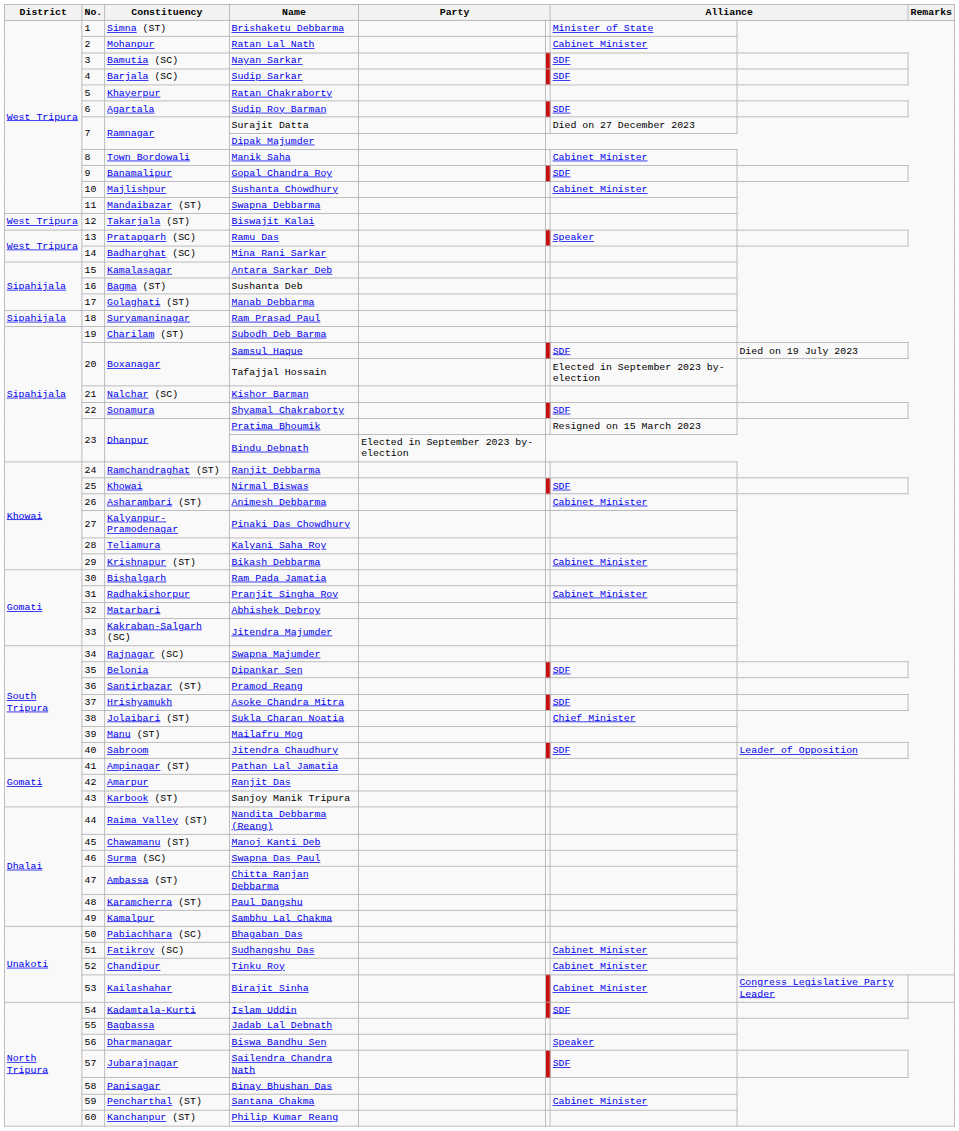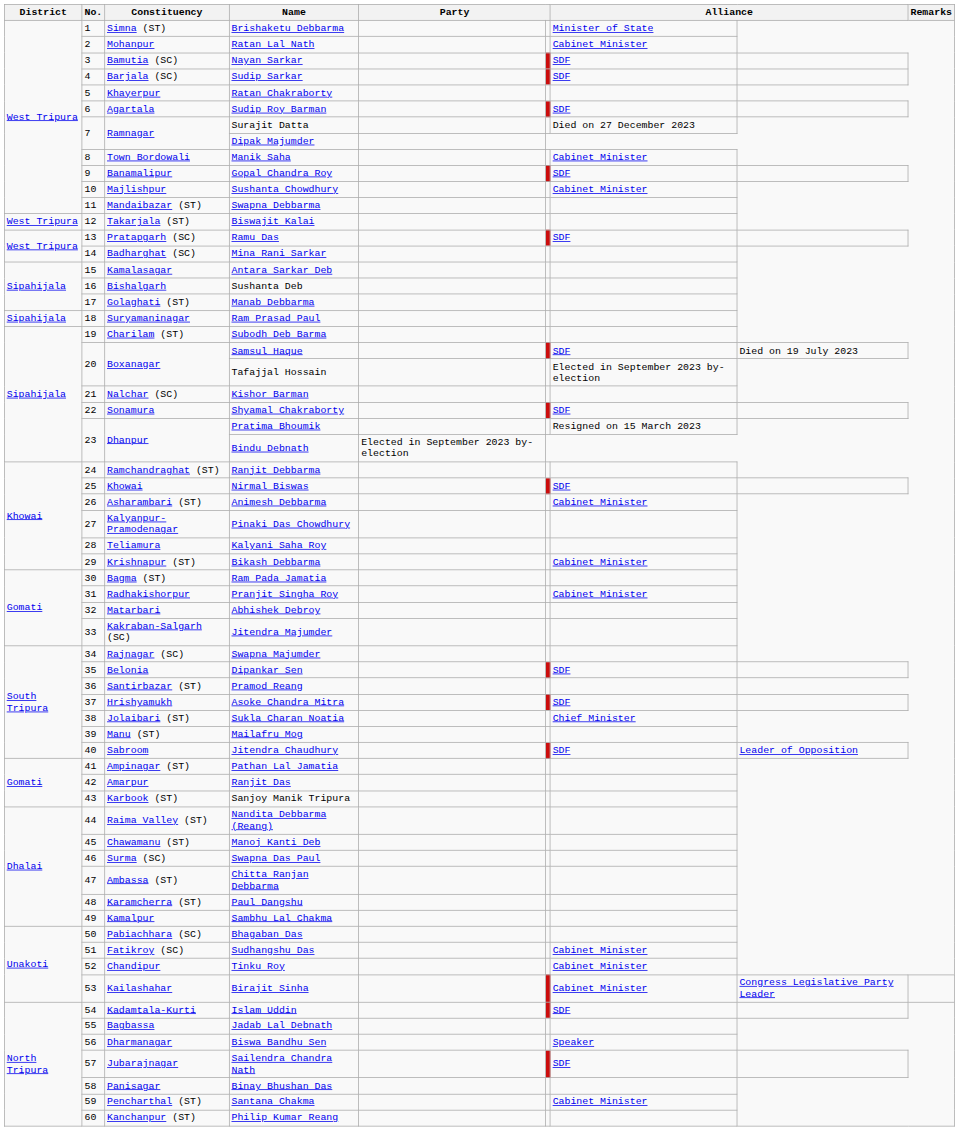(573, 238) Speaker -> (562, 238) SDF
(137, 286) Bagma (ST) -> (137, 286) Bishalgarh
(137, 578) Bishalgarh -> (137, 578) Bagma (ST)
